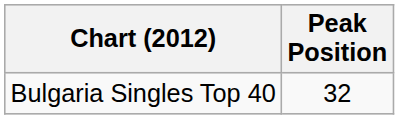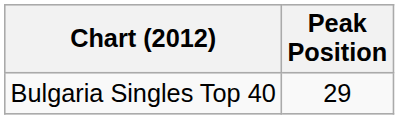(337, 93) 32 -> (337, 93) 29
